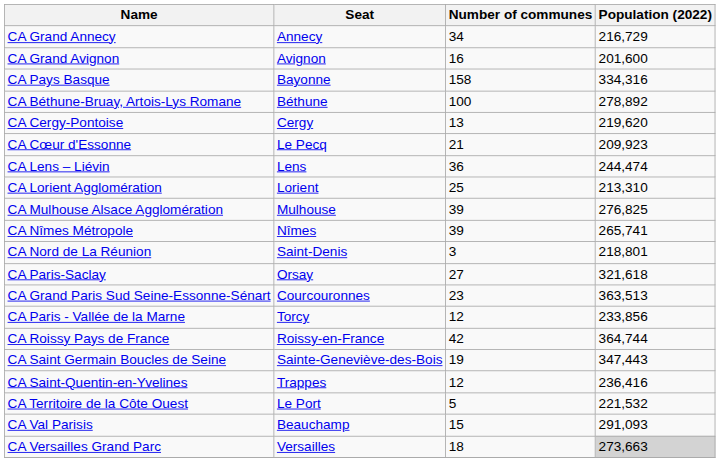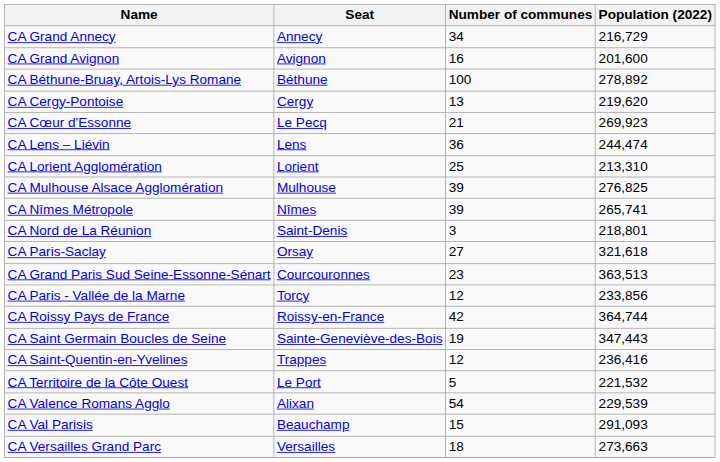- row: (59, 79)
(623, 144) 209,923 -> (623, 123) 269,923
+ row: (89, 403)
(623, 446) lightgrey background -> (623, 446) no background
